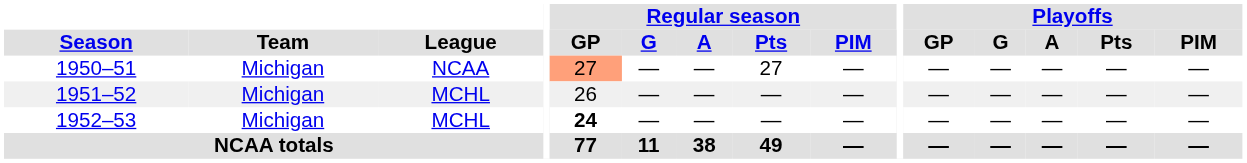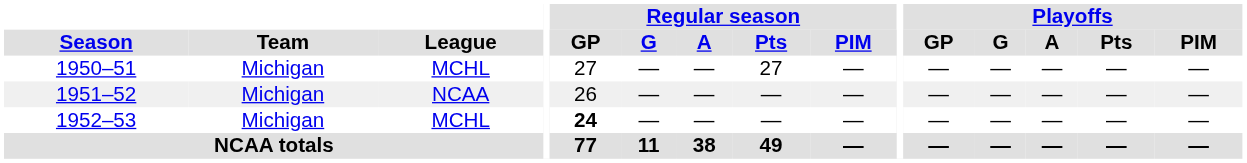(461, 68) NCAA -> (461, 68) MCHL
(586, 68) lightsalmon background -> (586, 68) no background
(461, 94) MCHL -> (461, 94) NCAA
